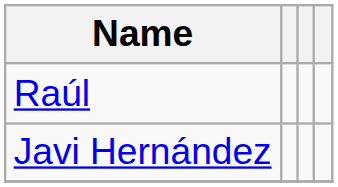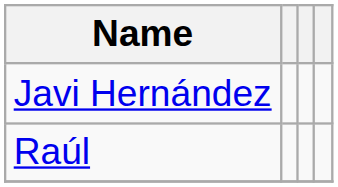rows swapped: (52, 92) <-> (143, 151)
